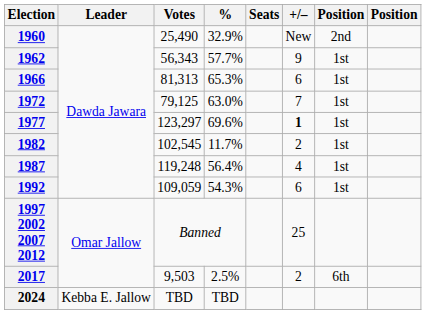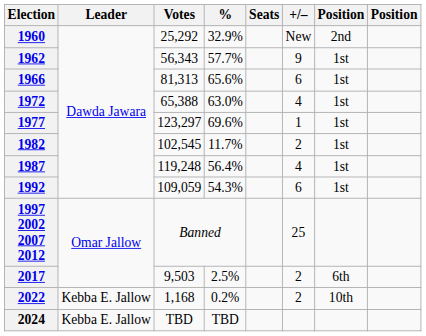(179, 36) 25,490 -> (179, 36) 25,292
(225, 79) 65.3% -> (225, 79) 65.6%
(179, 101) 79,125 -> (179, 101) 65,388
(298, 101) 7 -> (298, 101) 4
(298, 123) bold -> (298, 123) normal
+ row: (31, 298)
